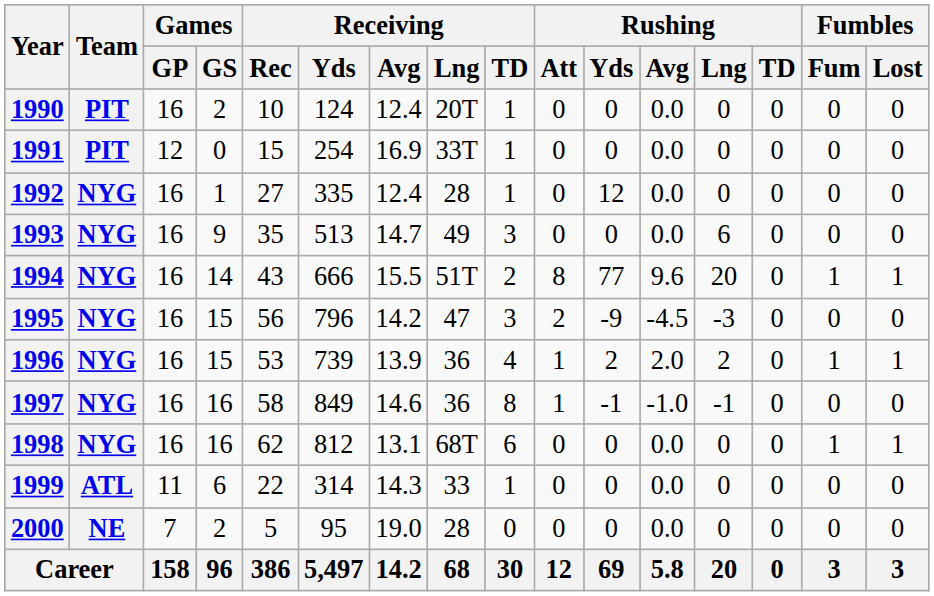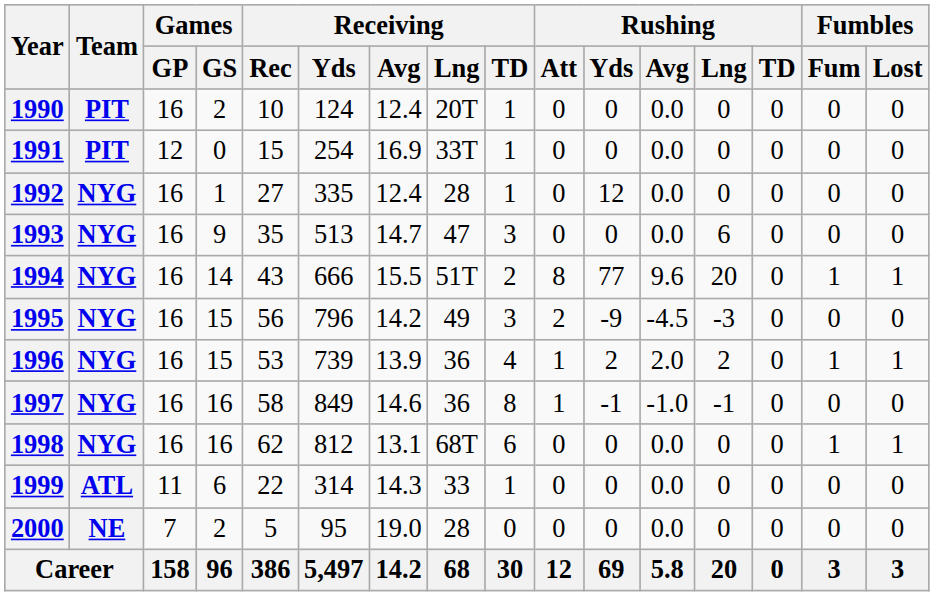(457, 234) 49 -> (457, 234) 47
(457, 318) 47 -> (457, 318) 49
